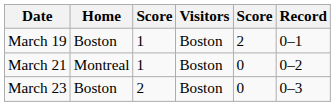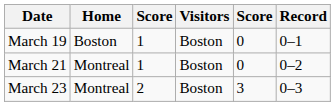(240, 40) 2 -> (240, 40) 0
(95, 88) Boston -> (102, 88) Montreal
(240, 88) 0 -> (240, 88) 3
